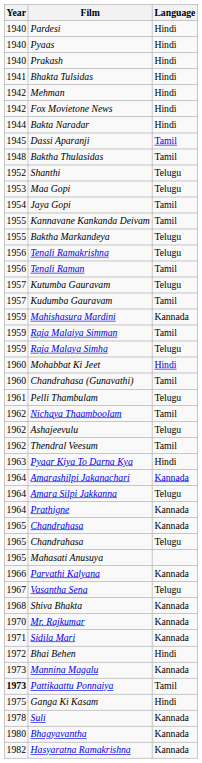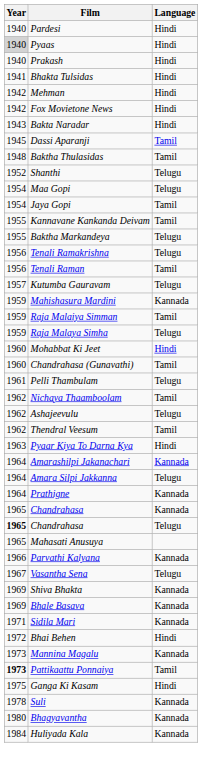(16, 44) no background -> (16, 44) lightgrey background
(16, 124) 1944 -> (16, 124) 1943
(16, 189) 1953 -> (16, 189) 1954
- row: (71, 301)
(16, 542) normal -> (16, 525) bold
(16, 606) 1968 -> (16, 590) 1969
+ row: (57, 606)
- row: (58, 622)
- row: (81, 750)
+ row: (59, 734)
